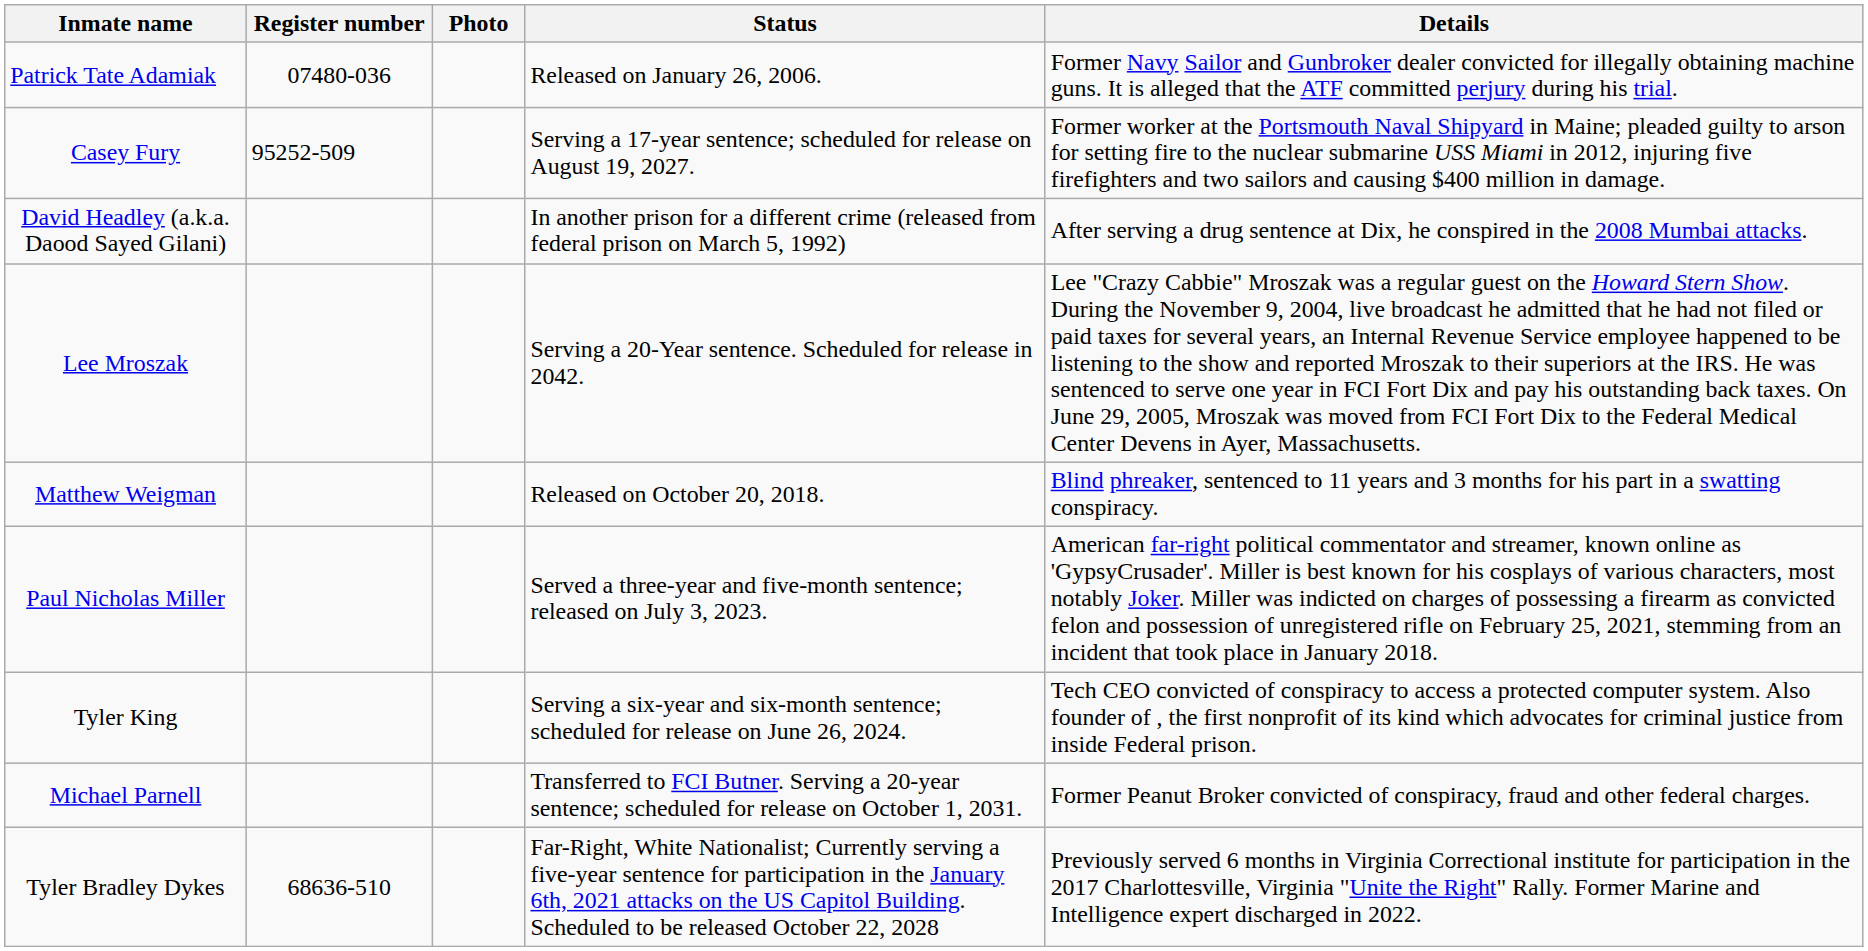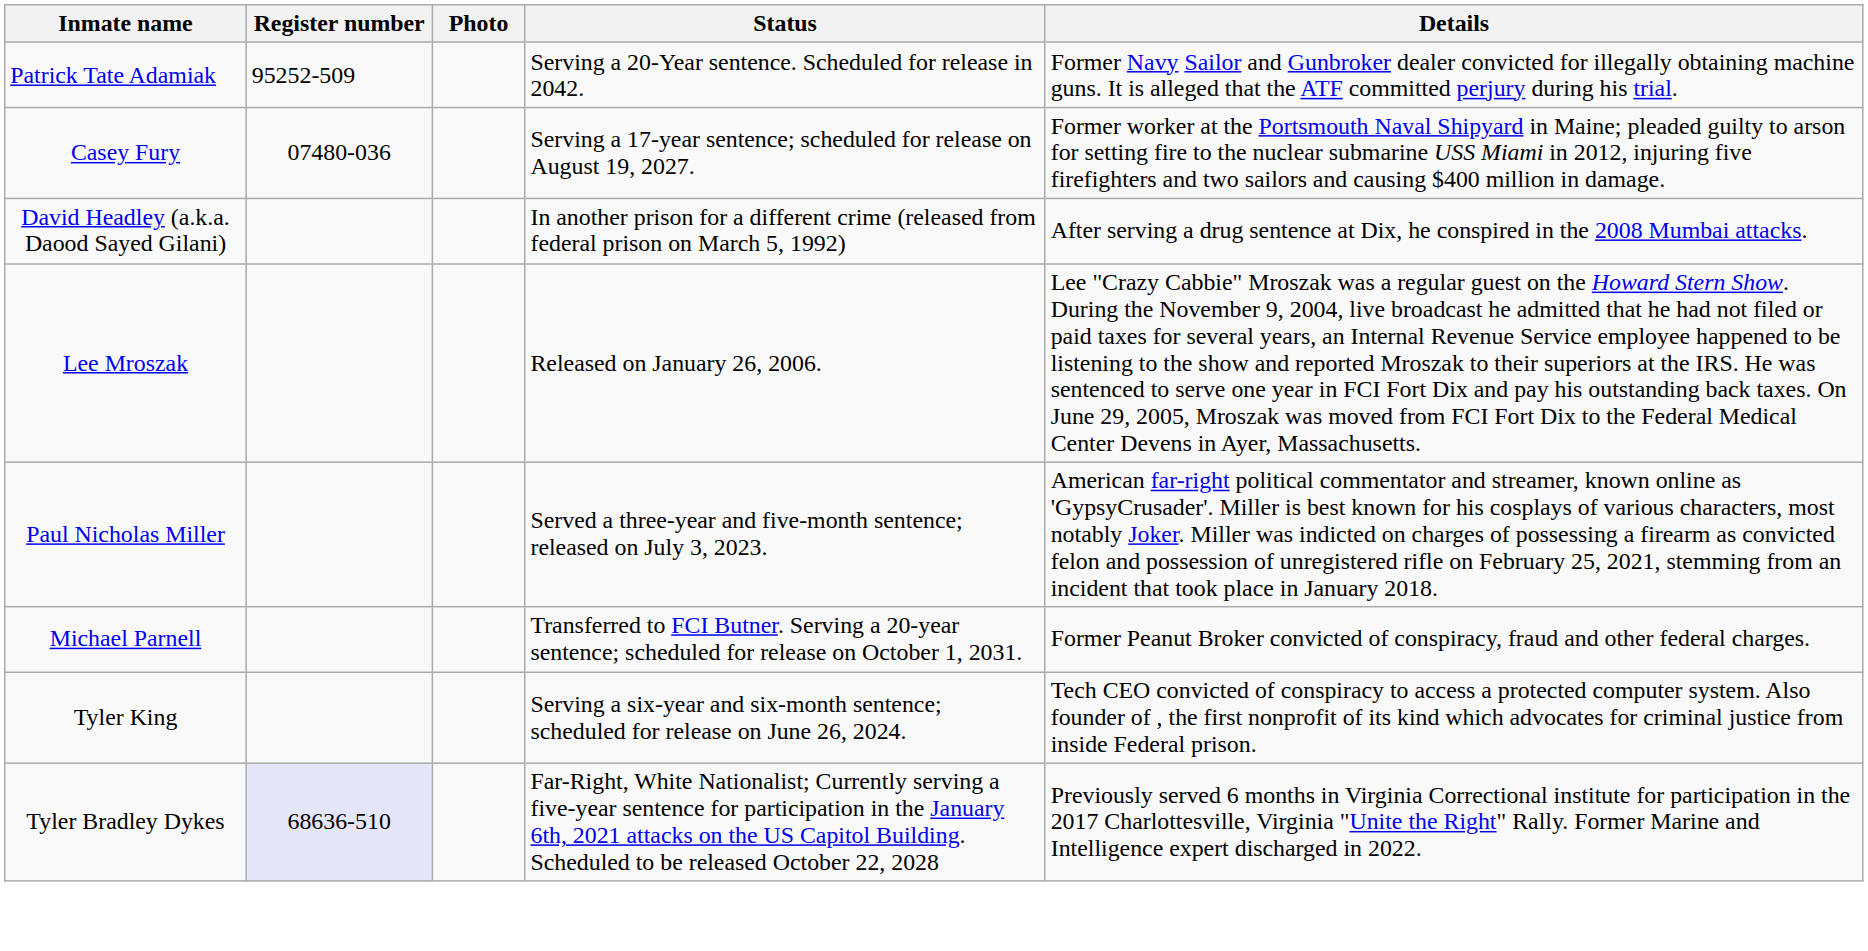(339, 74) 07480-036 -> (303, 74) 95252-509
(676, 74) Released on January 26, 2006. -> (781, 74) Serving a 20-Year sentence. Scheduled for release in 2042.
(303, 152) 95252-509 -> (339, 152) 07480-036
(781, 362) Serving a 20-Year sentence. Scheduled for release in 2042. -> (676, 362) Released on January 26, 2006.
- row: (126, 494)
rows swapped: (126, 795) <-> (126, 717)
(339, 886) no background -> (339, 822) lavender background
